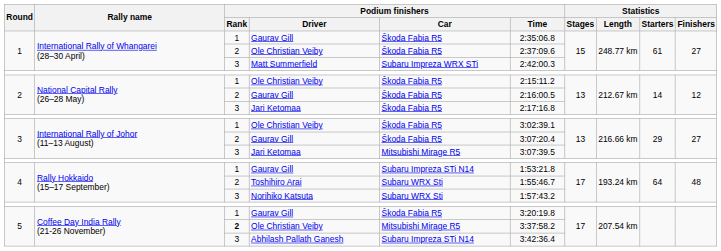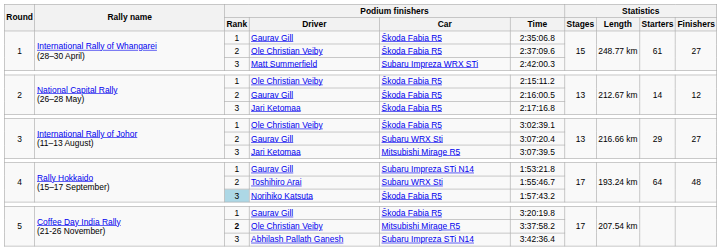(412, 138) Škoda Fabia R5 -> (412, 138) Subaru WRX Sti
(237, 195) no background -> (237, 195) lightblue background
(412, 195) Subaru WRX Sti -> (412, 195) Škoda Fabia R5
